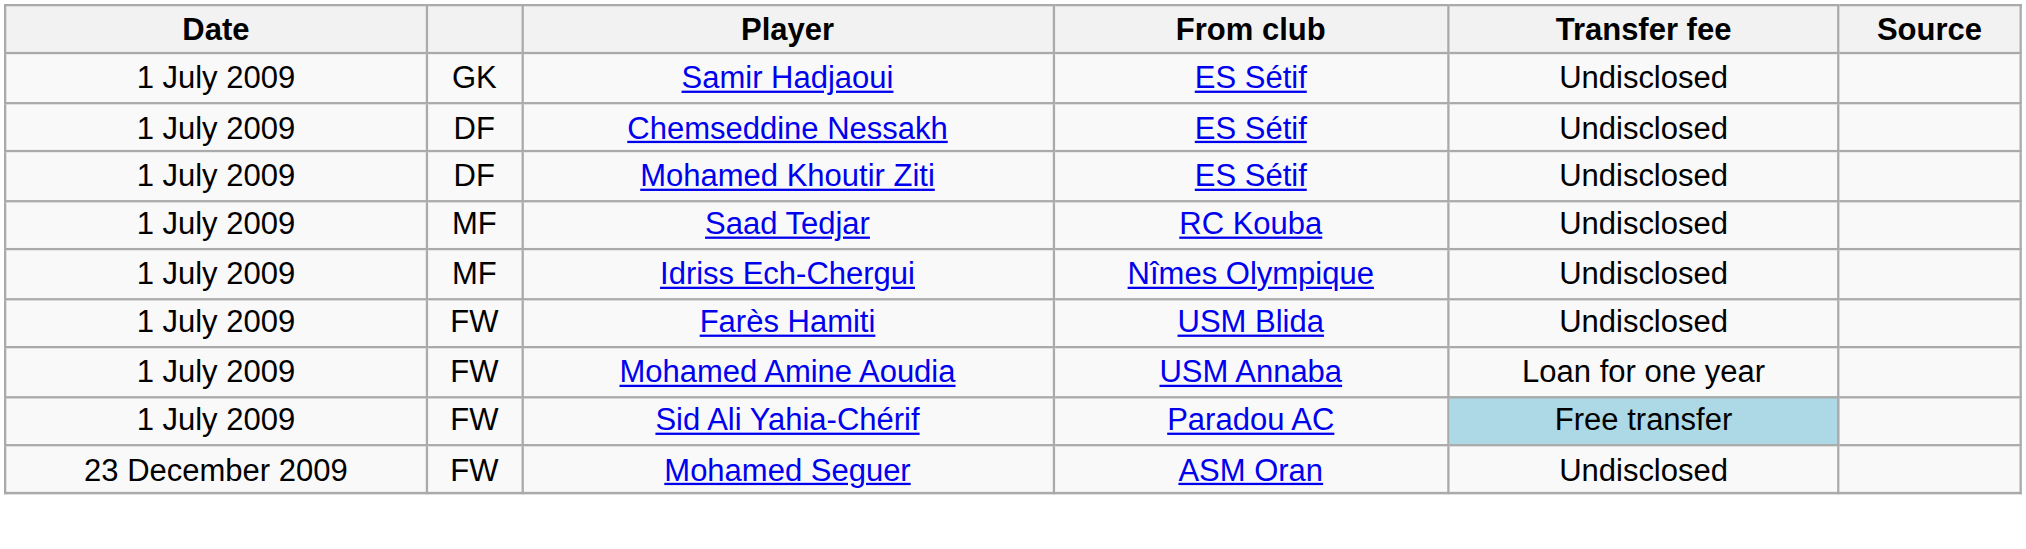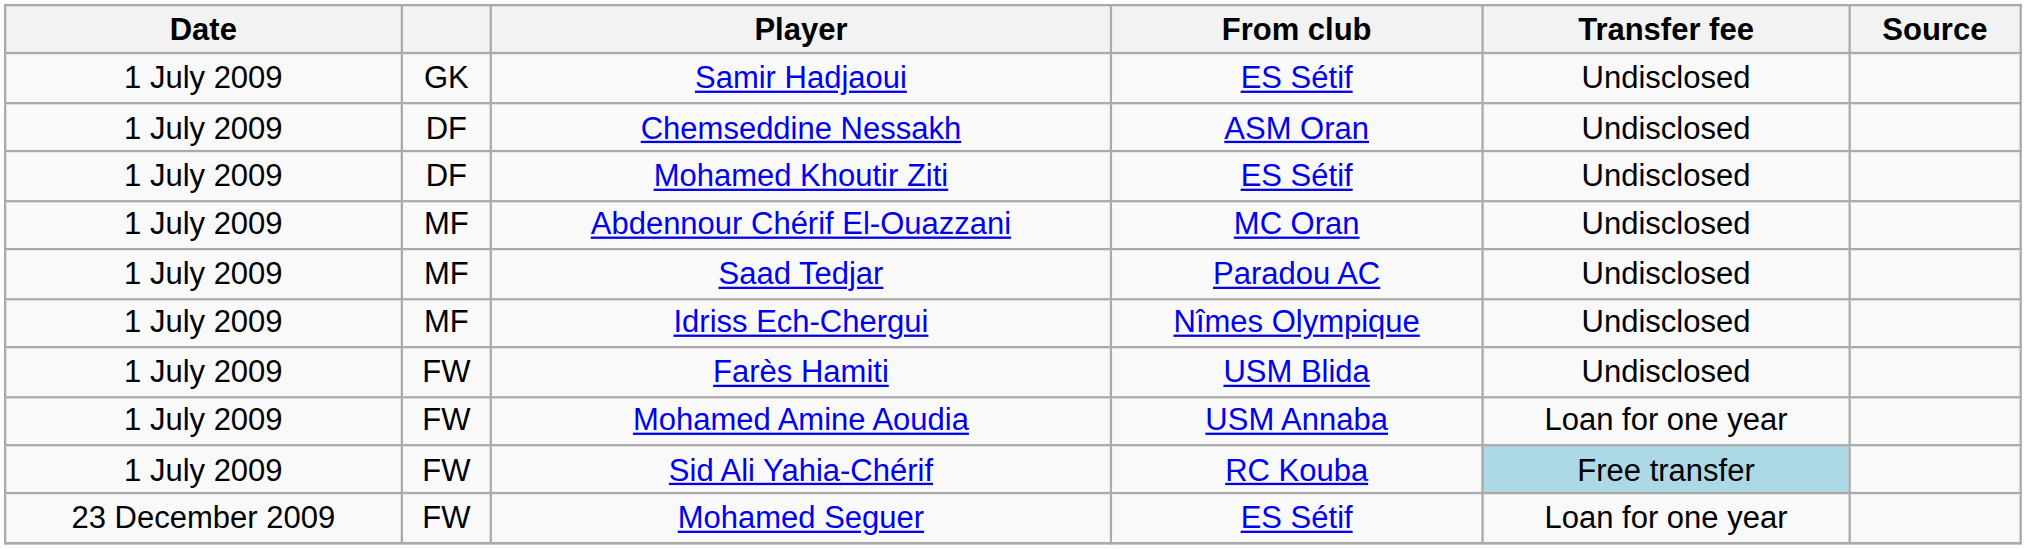(1251, 127) ES Sétif -> (1297, 127) ASM Oran
+ row: (801, 225)
(1251, 225) RC Kouba -> (1297, 274) Paradou AC
(1251, 420) Paradou AC -> (1297, 469) RC Kouba
(1251, 469) ASM Oran -> (1297, 518) ES Sétif
(1644, 469) Undisclosed -> (1666, 518) Loan for one year
